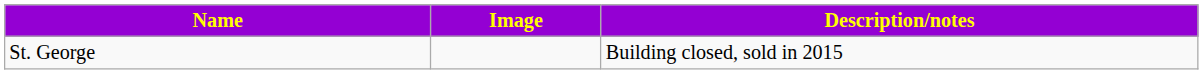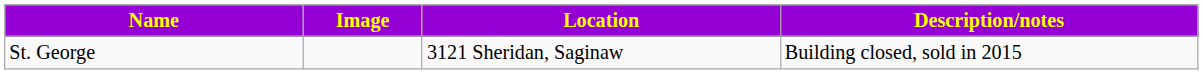+ column: (601, 20)
